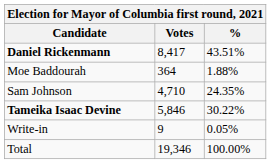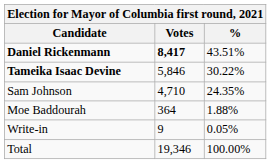(171, 52) normal -> (171, 52) bold
rows swapped: (64, 110) <-> (47, 71)
